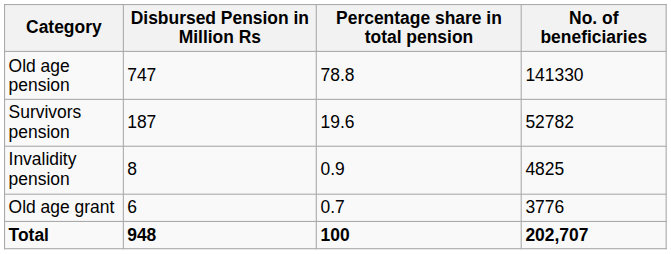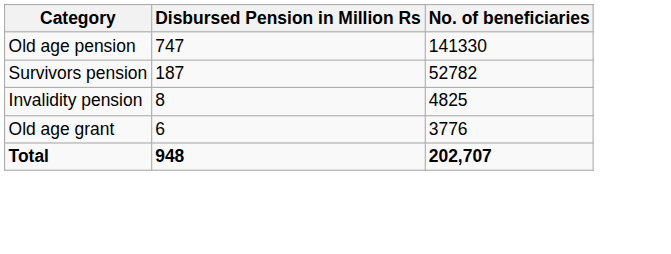- column: (419, 28)
